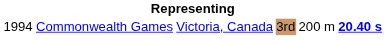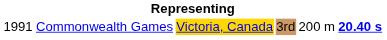(18, 26) 1994 -> (18, 26) 1991
(225, 26) no background -> (225, 26) gold background
